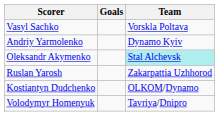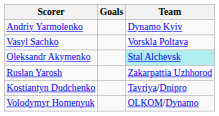rows swapped: (45, 42) <-> (33, 27)
(163, 88) OLKOM/Dynamo -> (157, 88) Tavriya/Dnipro
(157, 103) Tavriya/Dnipro -> (163, 103) OLKOM/Dynamo
